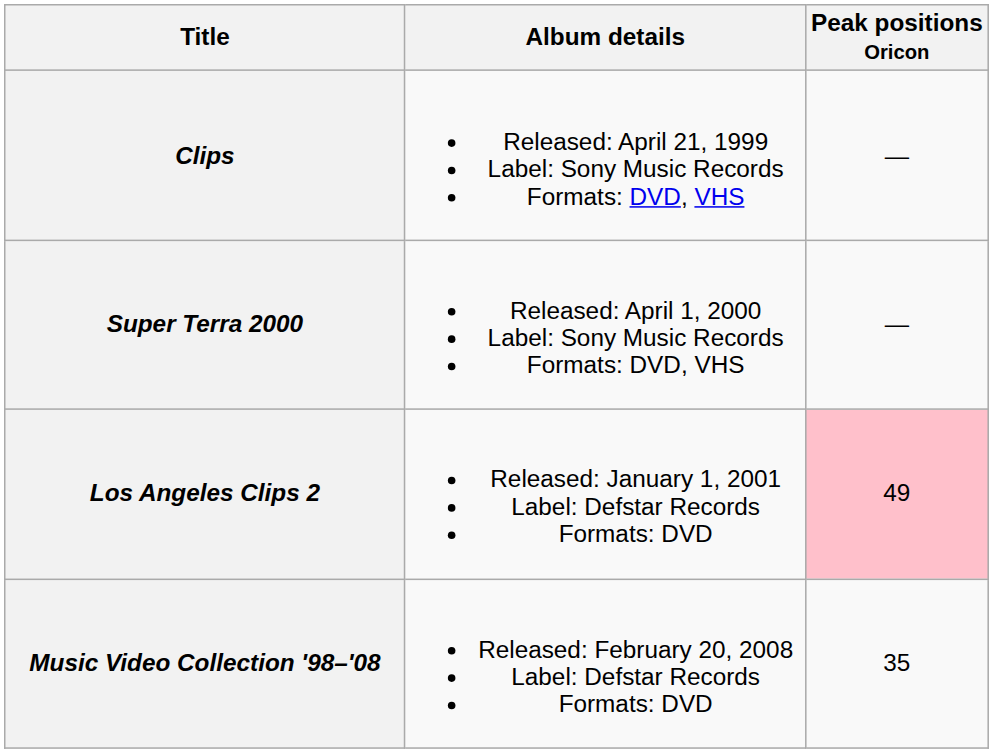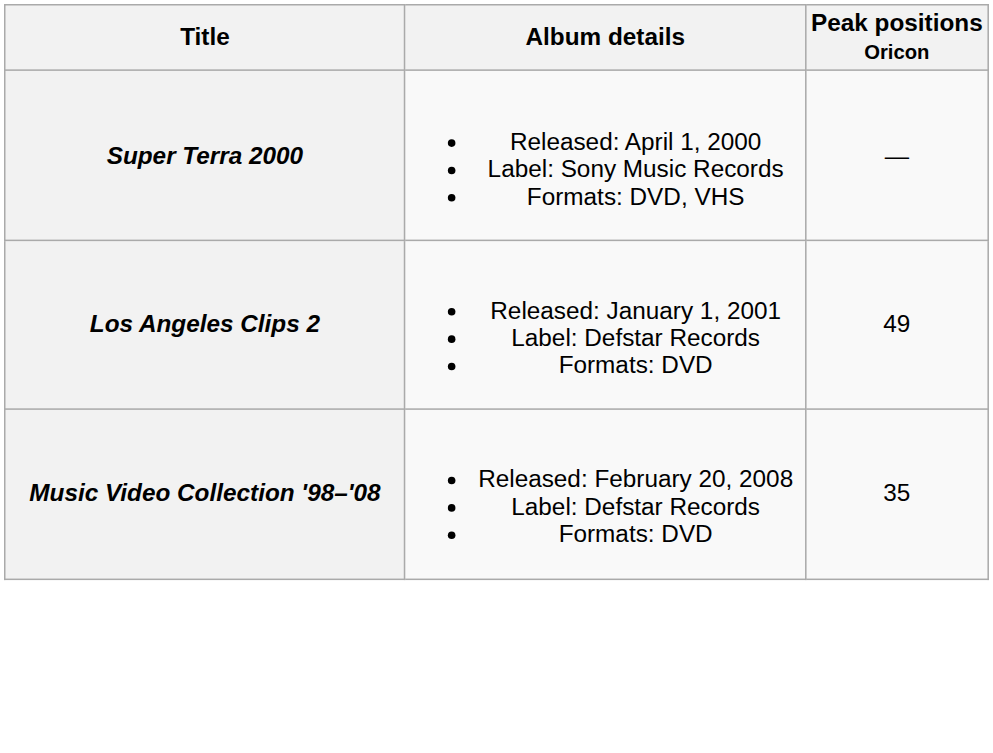- row: (205, 155)
(897, 493) pink background -> (897, 324) no background
